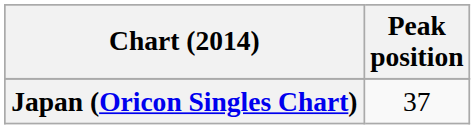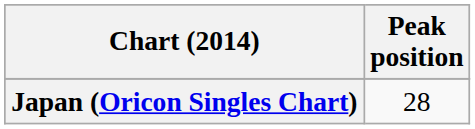(417, 100) 37 -> (417, 100) 28
